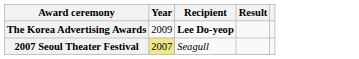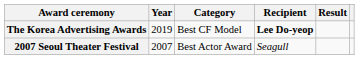+ column: (215, 12)
(162, 29) 2009 -> (162, 29) 2019
(162, 46) khaki background -> (162, 46) no background
